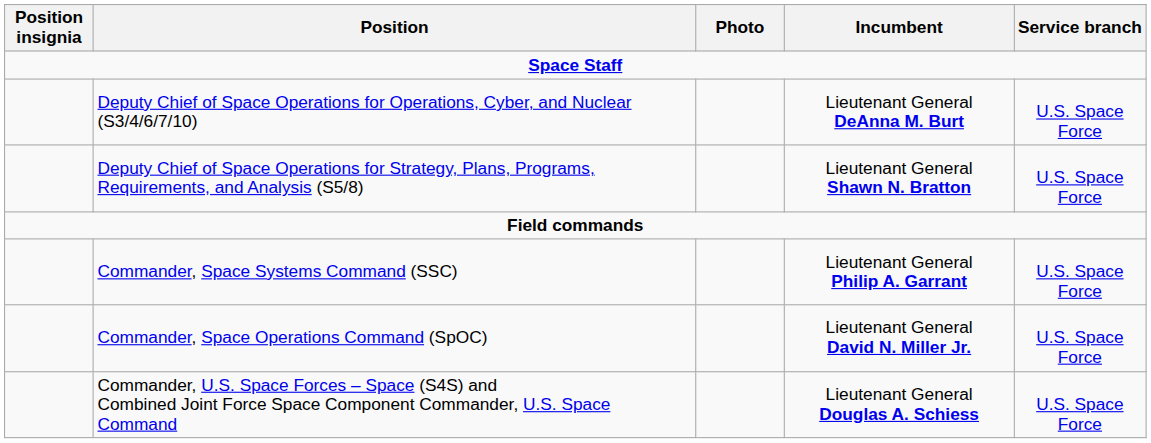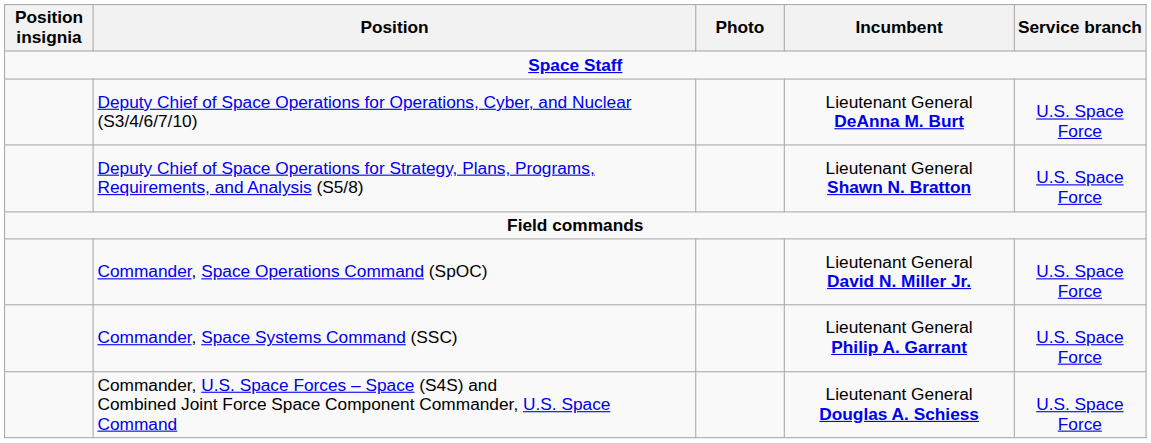rows swapped: (292, 338) <-> (278, 271)
